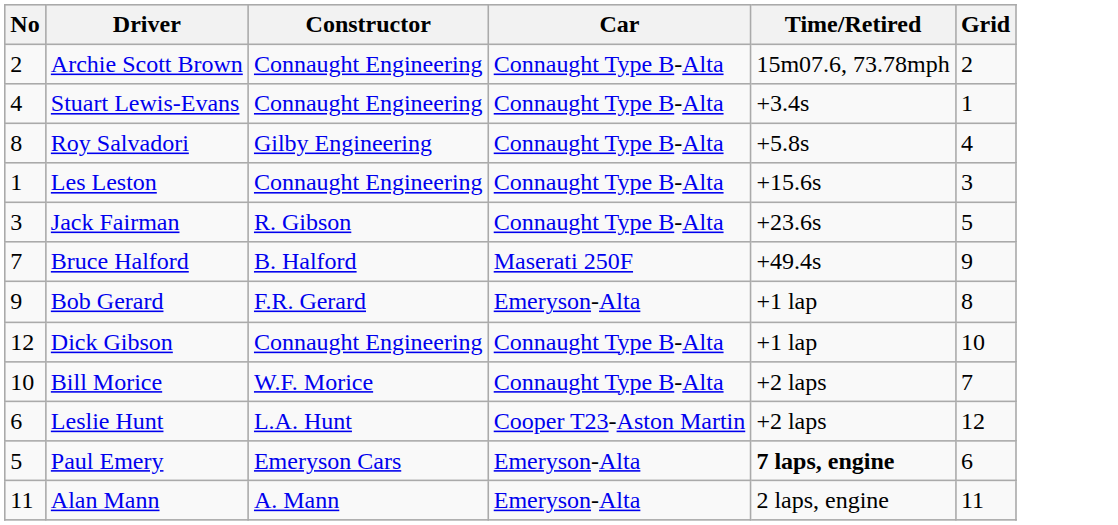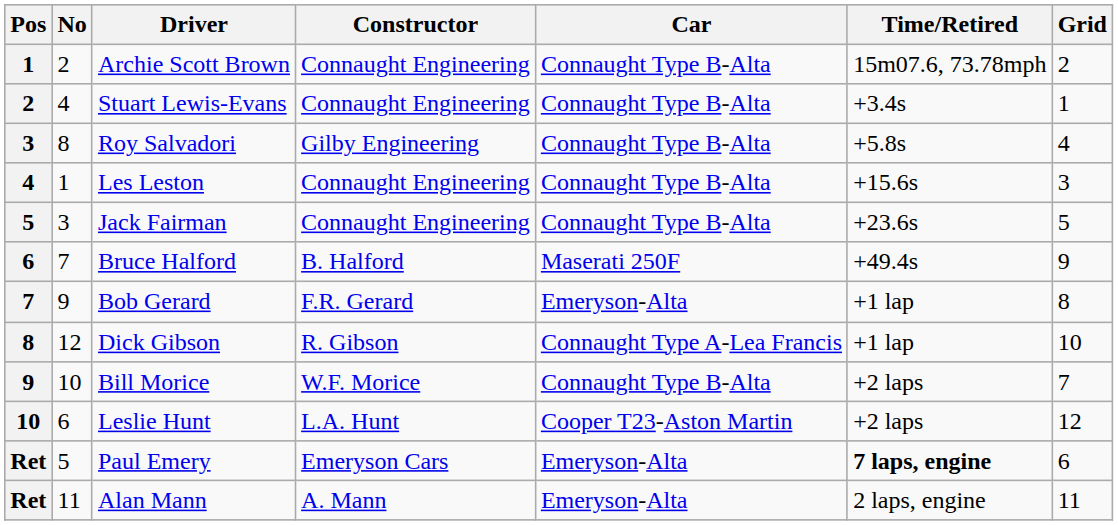+ column: (28, 24)
(303, 222) R. Gibson -> (415, 222) Connaught Engineering
(368, 341) Connaught Engineering -> (350, 341) R. Gibson
(609, 341) Connaught Type B-Alta -> (691, 341) Connaught Type A-Lea Francis
